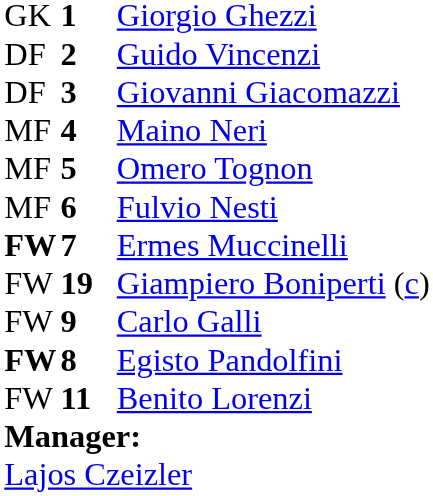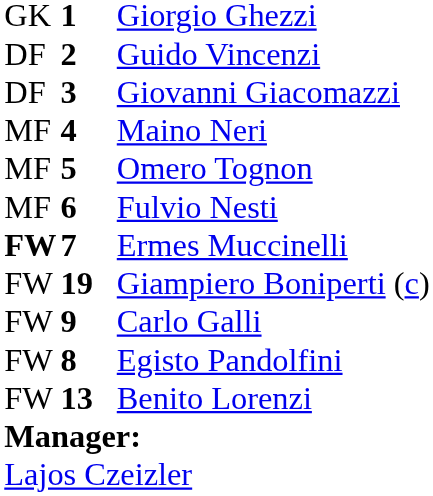(30, 359) bold -> (29, 359) normal
(76, 398) 11 -> (77, 398) 13
